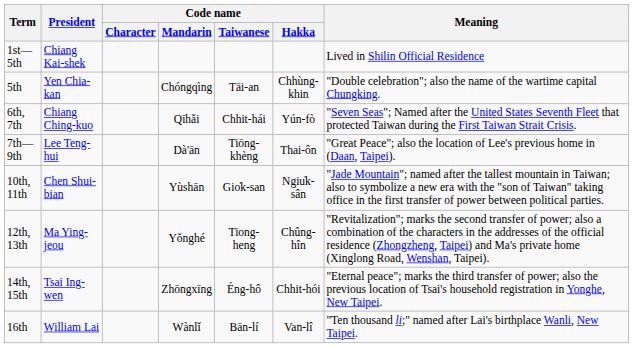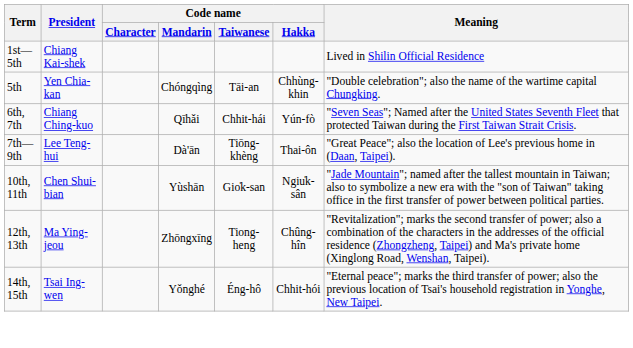(187, 238) Yǒnghé -> (187, 238) Zhōngxīng
(187, 289) Zhōngxīng -> (187, 289) Yǒnghé
- row: (17, 327)
